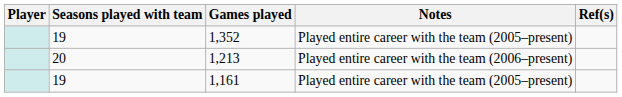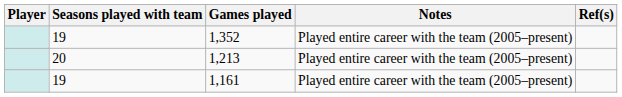(435, 59) Played entire career with the team (2006–present) -> (435, 59) Played entire career with the team (2005–present)
